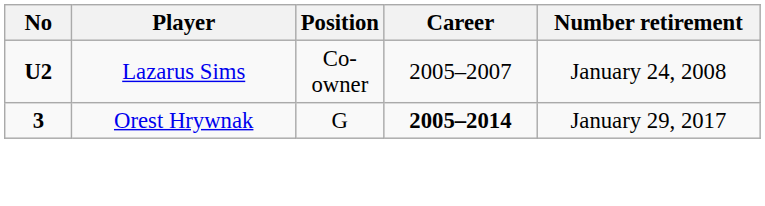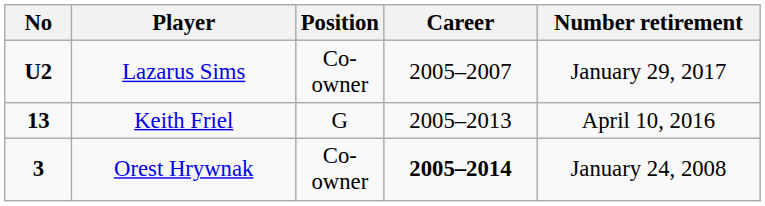(648, 71) January 24, 2008 -> (648, 71) January 29, 2017
+ row: (184, 120)
(340, 120) G -> (340, 168) Co-owner
(648, 120) January 29, 2017 -> (648, 168) January 24, 2008
